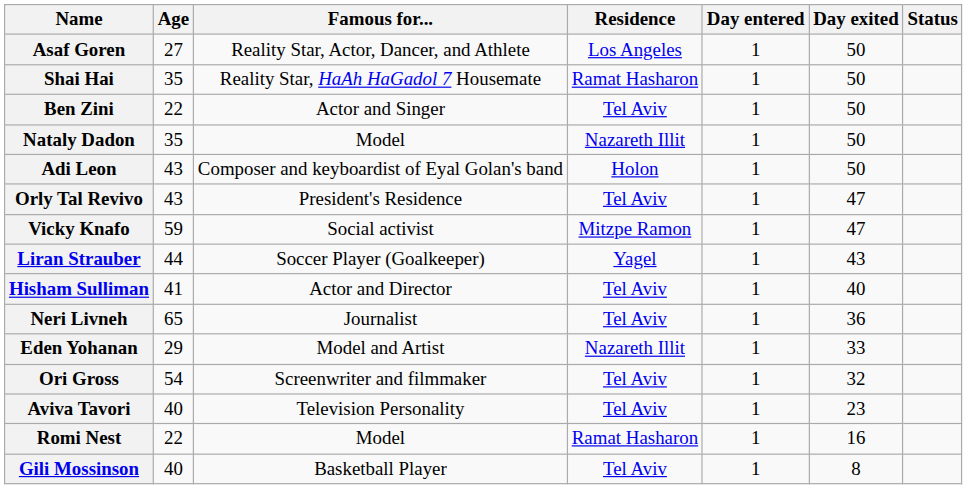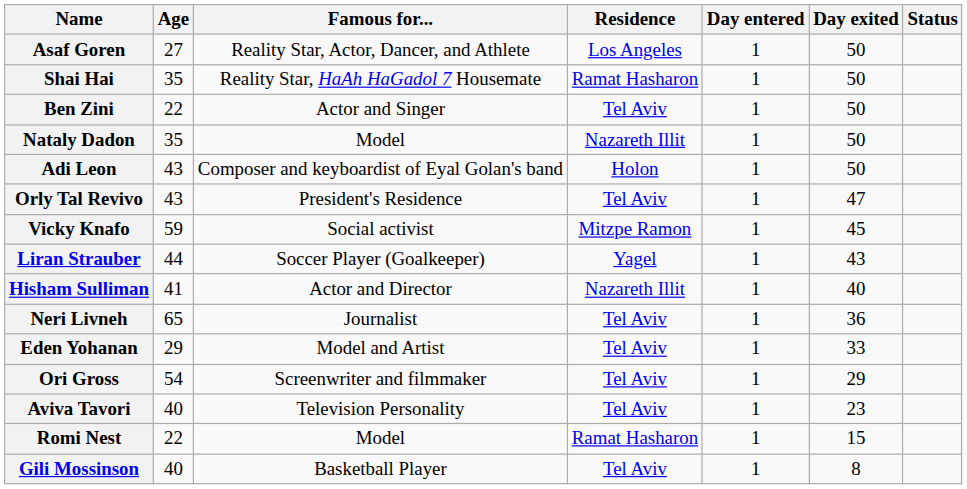(856, 229) 47 -> (856, 229) 45
(635, 288) Tel Aviv -> (635, 288) Nazareth Illit
(635, 348) Nazareth Illit -> (635, 348) Tel Aviv
(856, 378) 32 -> (856, 378) 29
(856, 438) 16 -> (856, 438) 15
